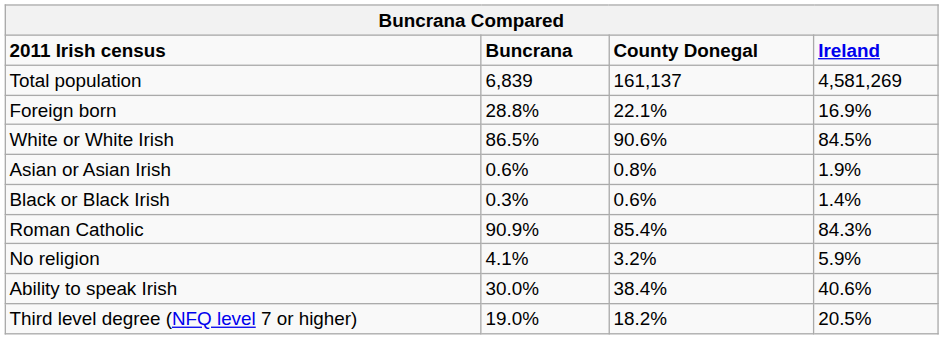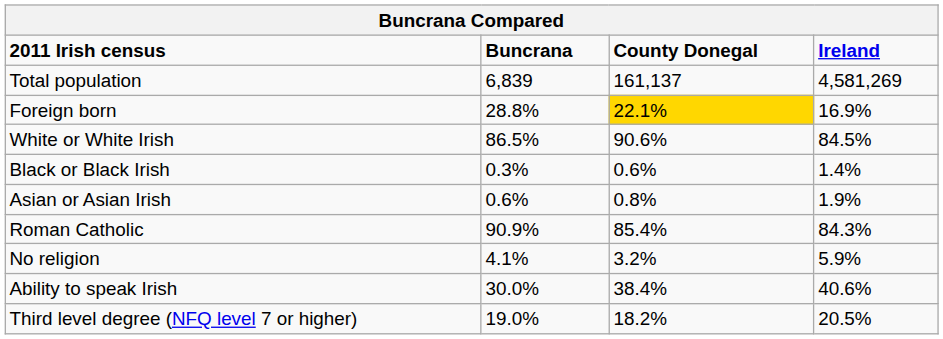(640, 110) no background -> (640, 110) gold background
rows swapped: (90, 199) <-> (90, 169)
